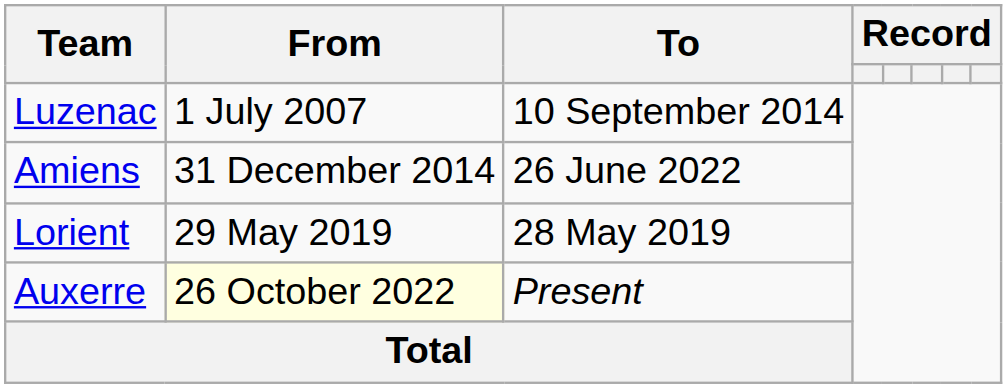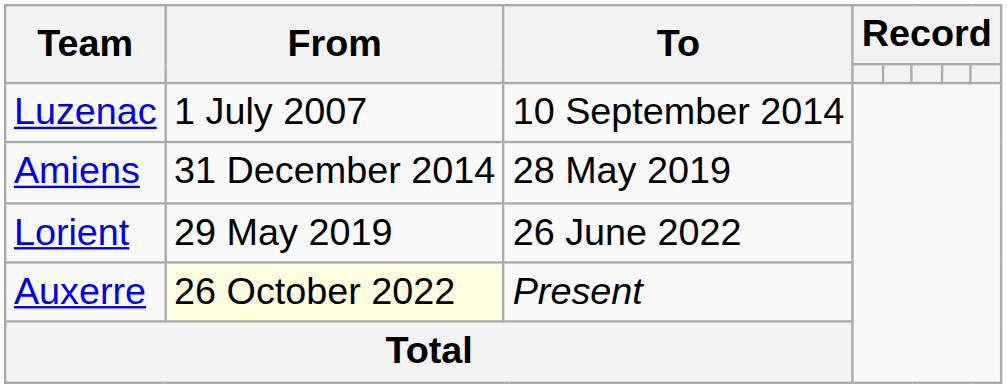(627, 171) 26 June 2022 -> (622, 171) 28 May 2019
(622, 231) 28 May 2019 -> (627, 231) 26 June 2022
